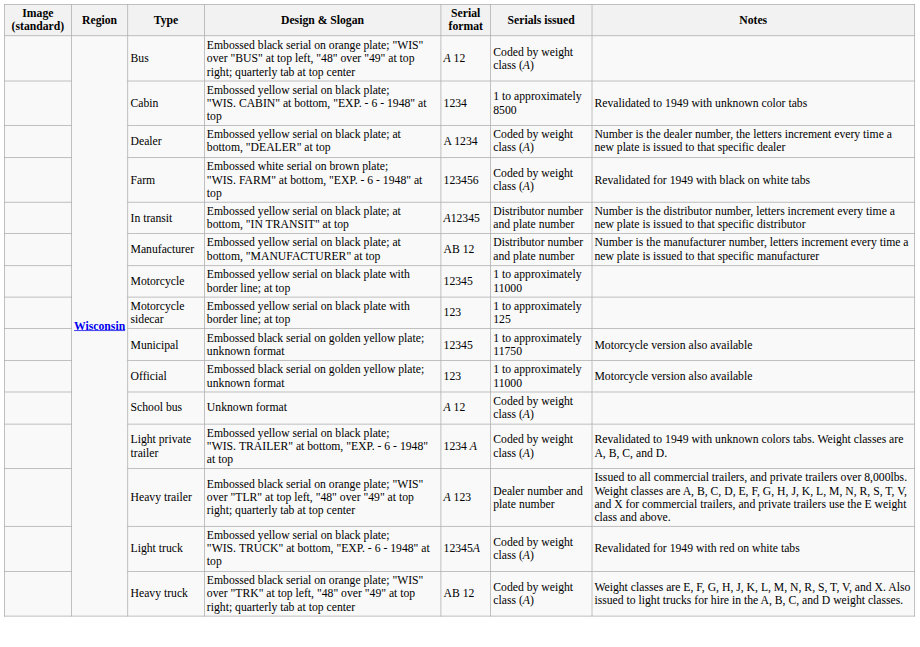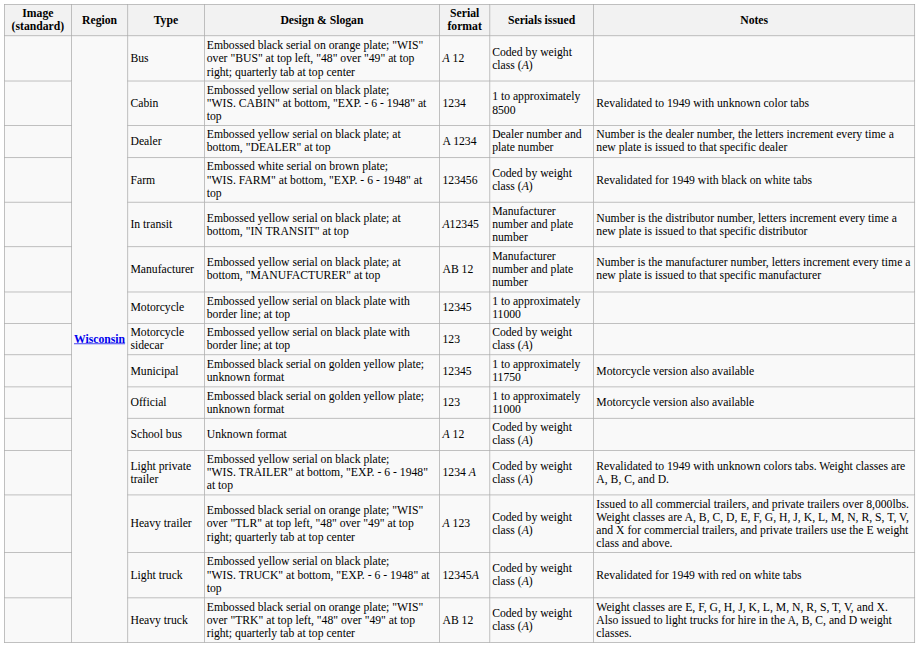(533, 141) Coded by weight class (A) -> (537, 141) Dealer number and plate number
(538, 218) Distributor number and plate number -> (533, 224) Manufacturer number and plate number
(538, 249) Distributor number and plate number -> (533, 269) Manufacturer number and plate number
(537, 313) 1 to approximately 125 -> (532, 339) Coded by weight class (A)
(538, 497) Dealer number and plate number -> (532, 523) Coded by weight class (A)
